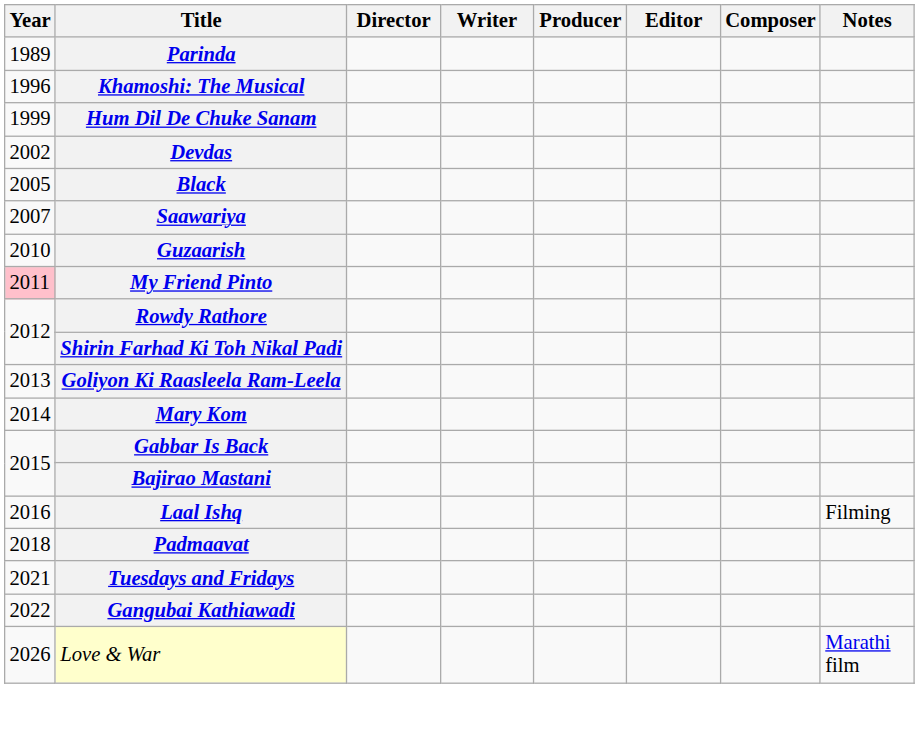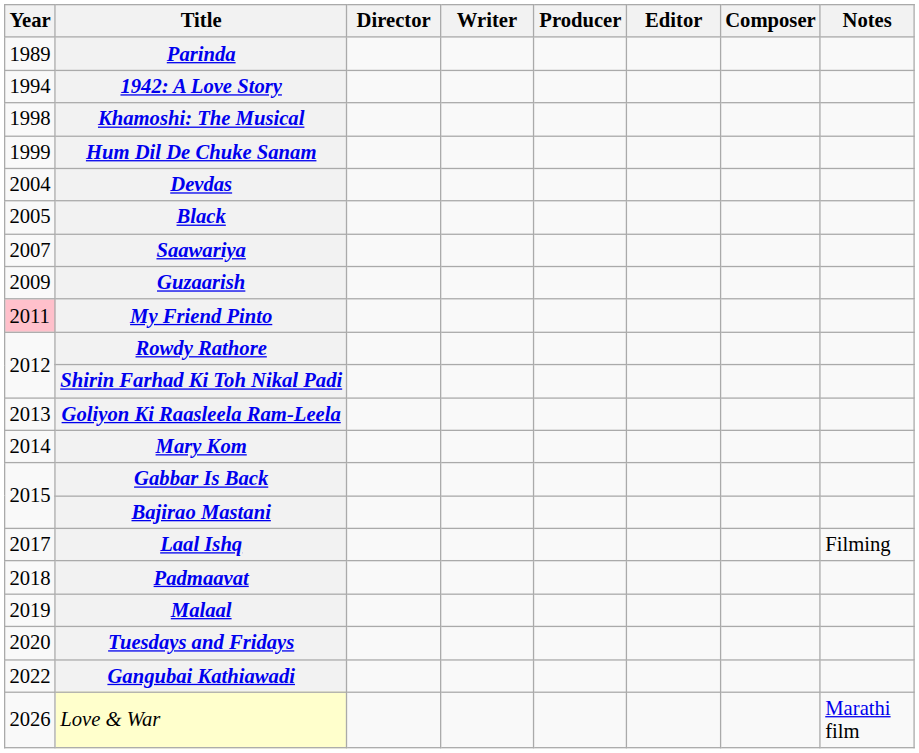+ row: (201, 86)
(30, 86) 1996 -> (30, 119) 1998
(30, 151) 2002 -> (30, 184) 2004
(30, 250) 2010 -> (30, 282) 2009
(30, 511) 2016 -> (30, 544) 2017
+ row: (201, 610)
(30, 577) 2021 -> (30, 642) 2020
